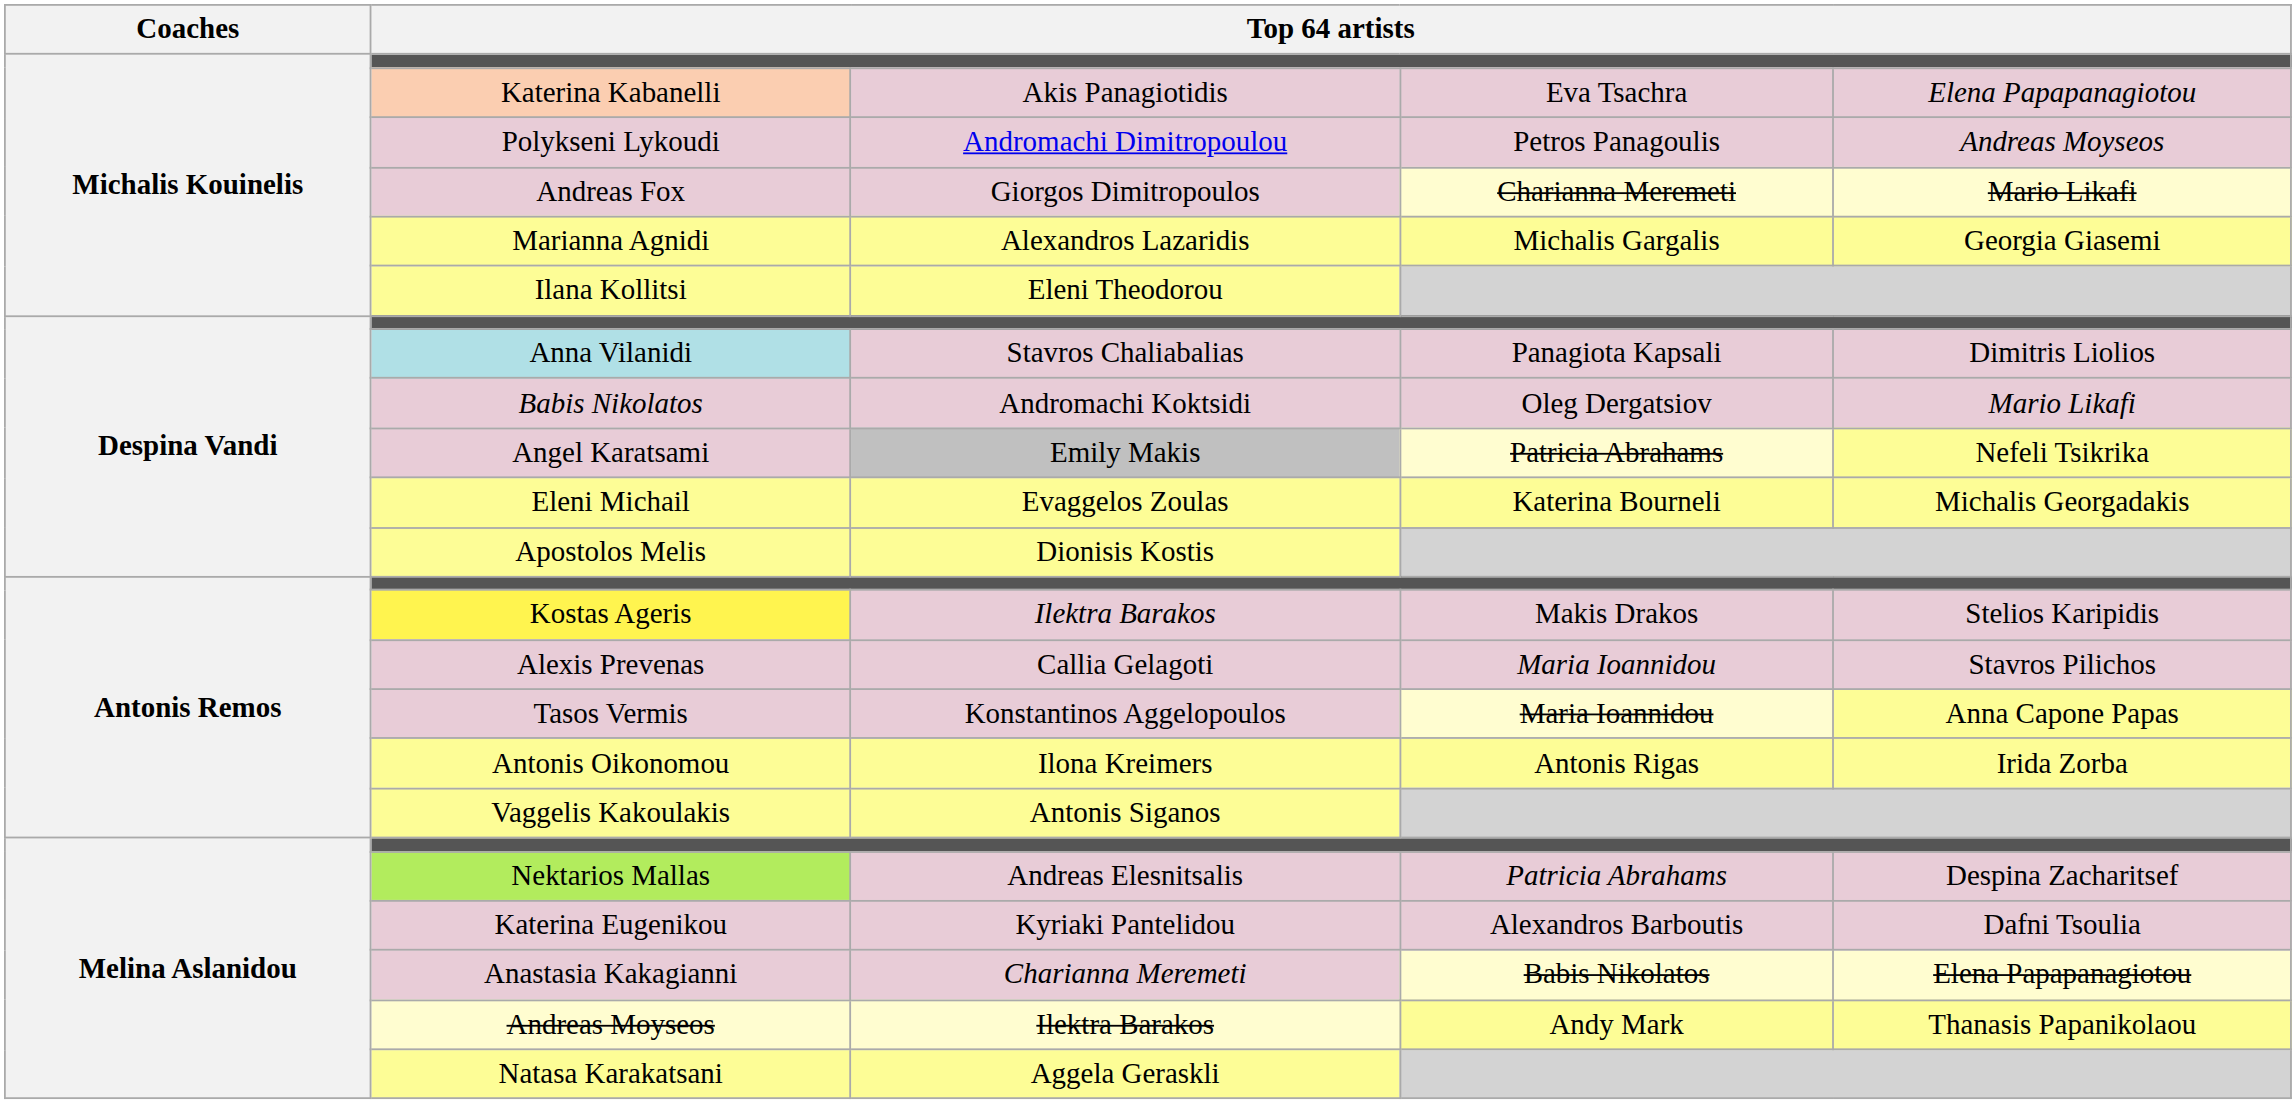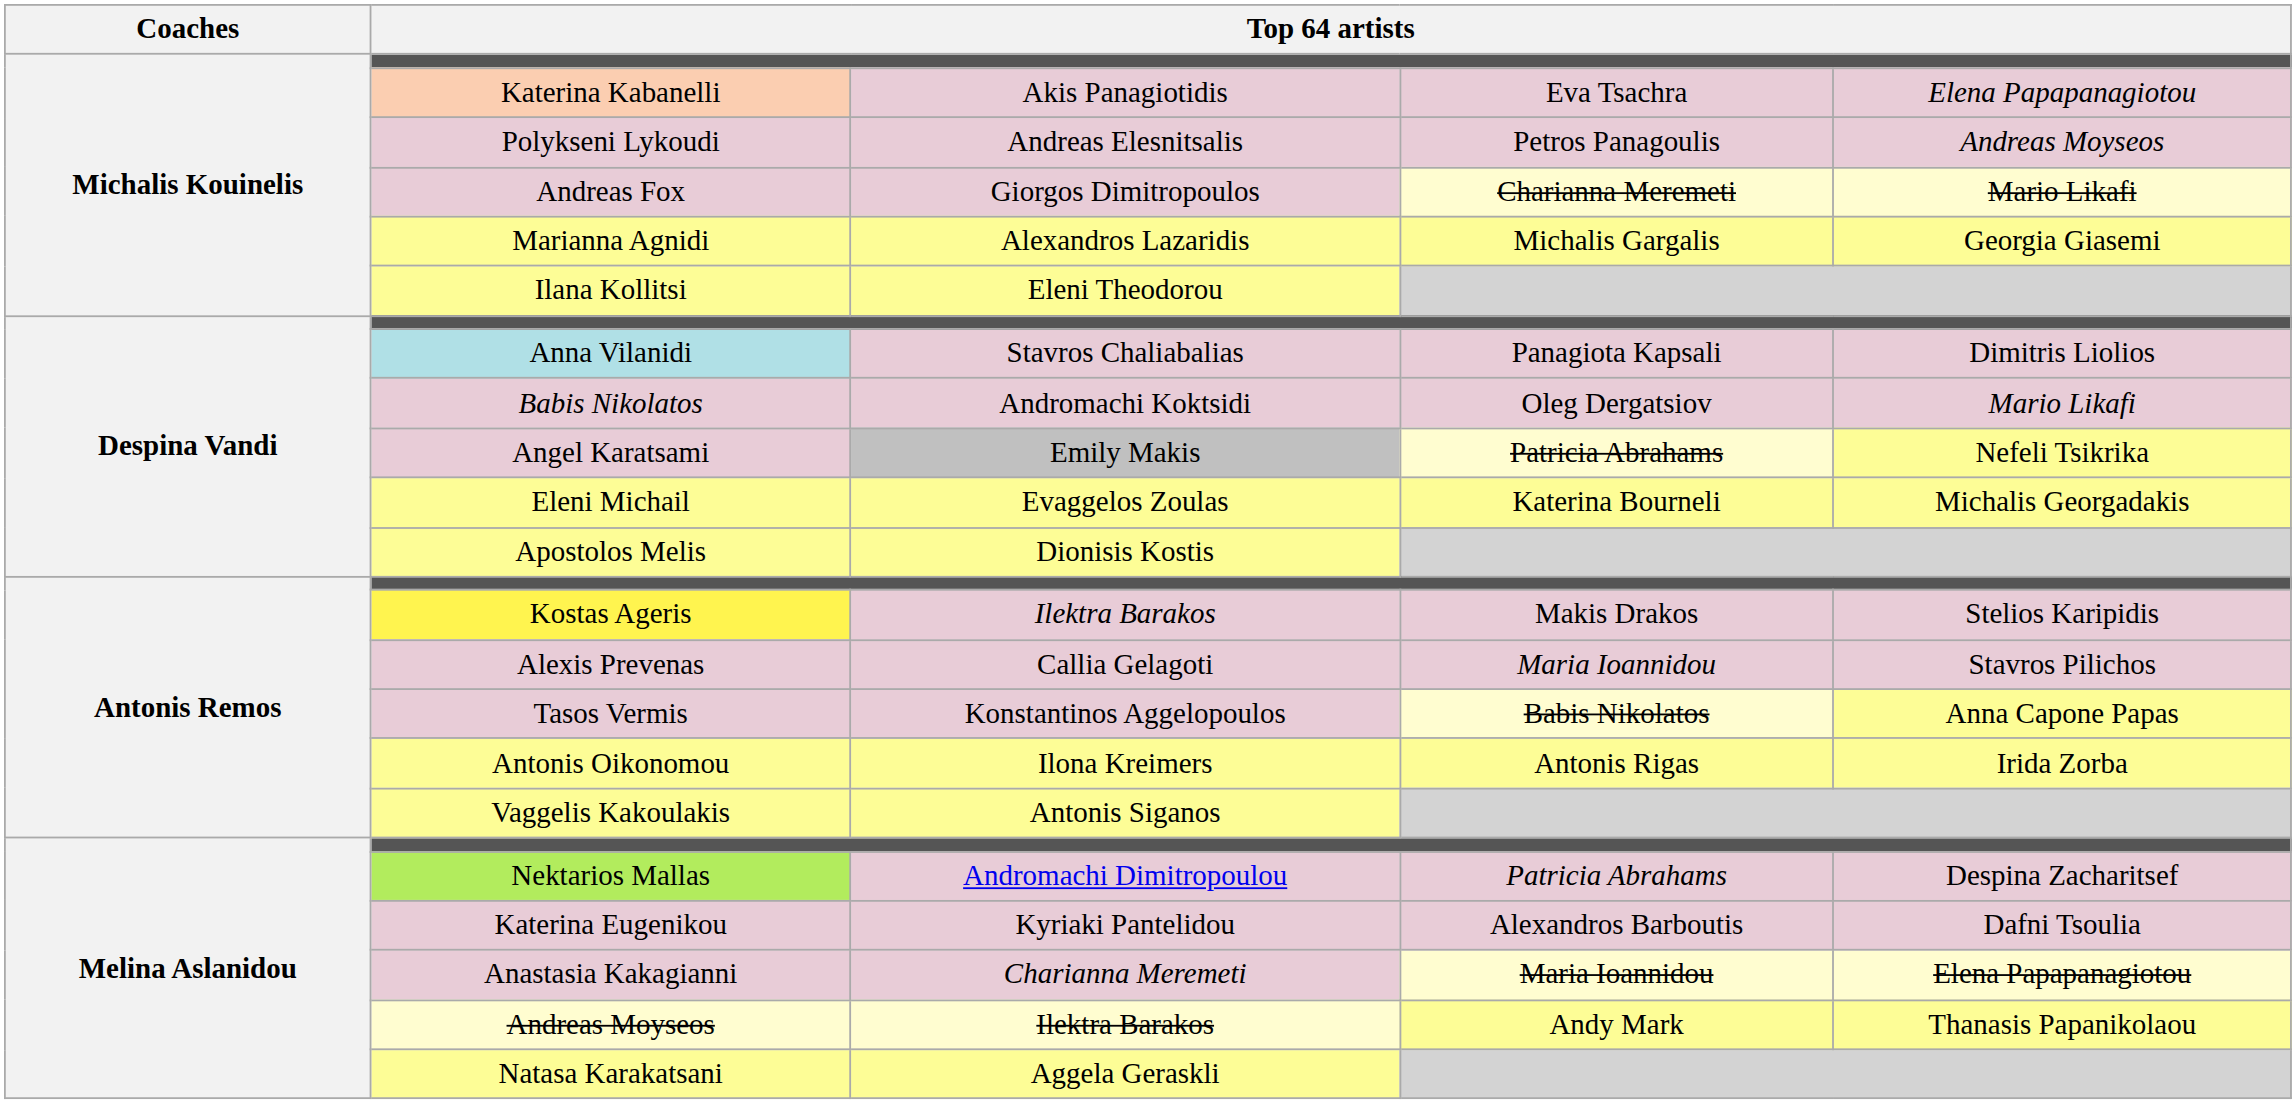(1125, 141) Andromachi Dimitropoulou -> (1125, 141) Andreas Elesnitsalis
(1617, 713) Maria Ioannidou -> (1617, 713) Babis Nikolatos
(1125, 875) Andreas Elesnitsalis -> (1125, 875) Andromachi Dimitropoulou
(1617, 974) Babis Nikolatos -> (1617, 974) Maria Ioannidou
